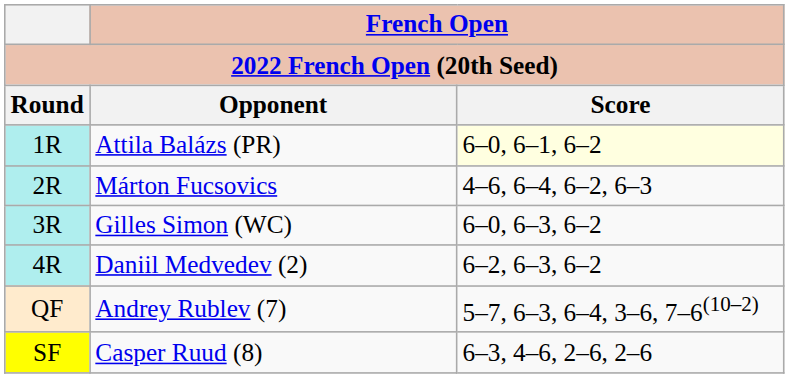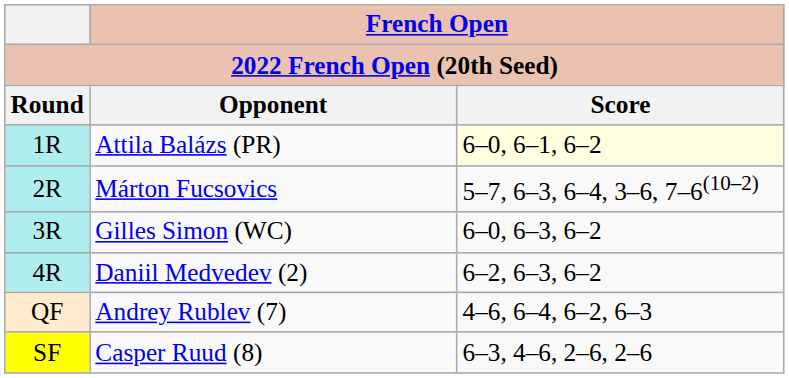(557, 184) 4–6, 6–4, 6–2, 6–3 -> (611, 188) 5–7, 6–3, 6–4, 3–6, 7–6(10–2)
(611, 308) 5–7, 6–3, 6–4, 3–6, 7–6(10–2) -> (557, 312) 4–6, 6–4, 6–2, 6–3
